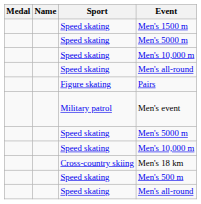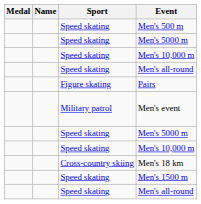rows swapped: (85, 26) <-> (85, 177)
